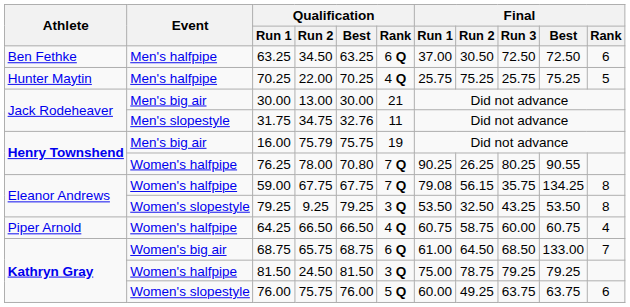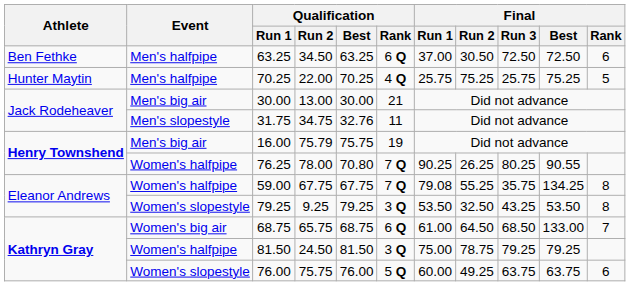(477, 185) 56.15 -> (477, 185) 55.25
- row: (274, 228)
